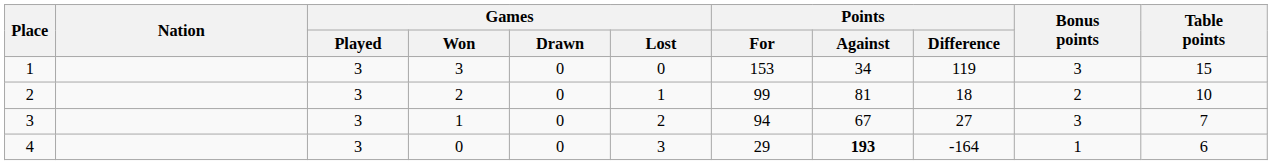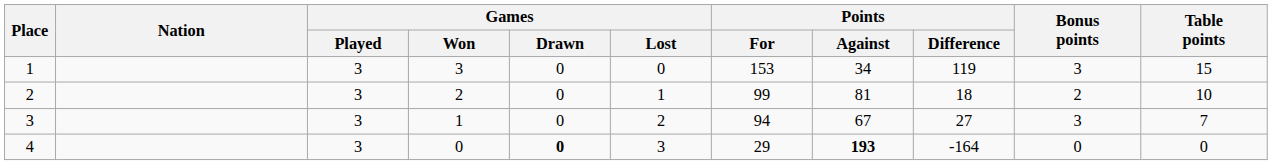(560, 146) normal -> (560, 146) bold
(1078, 146) 1 -> (1078, 146) 0
(1204, 146) 6 -> (1204, 146) 0
